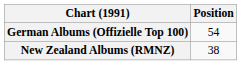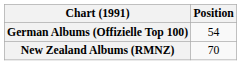(214, 50) 38 -> (214, 50) 70
